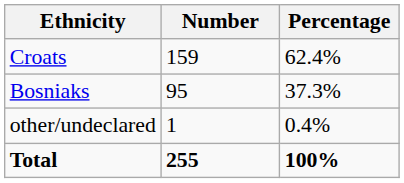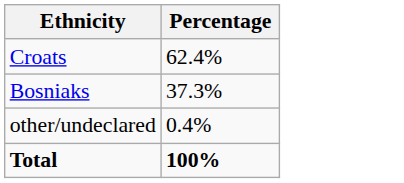- column: (220, 21)
